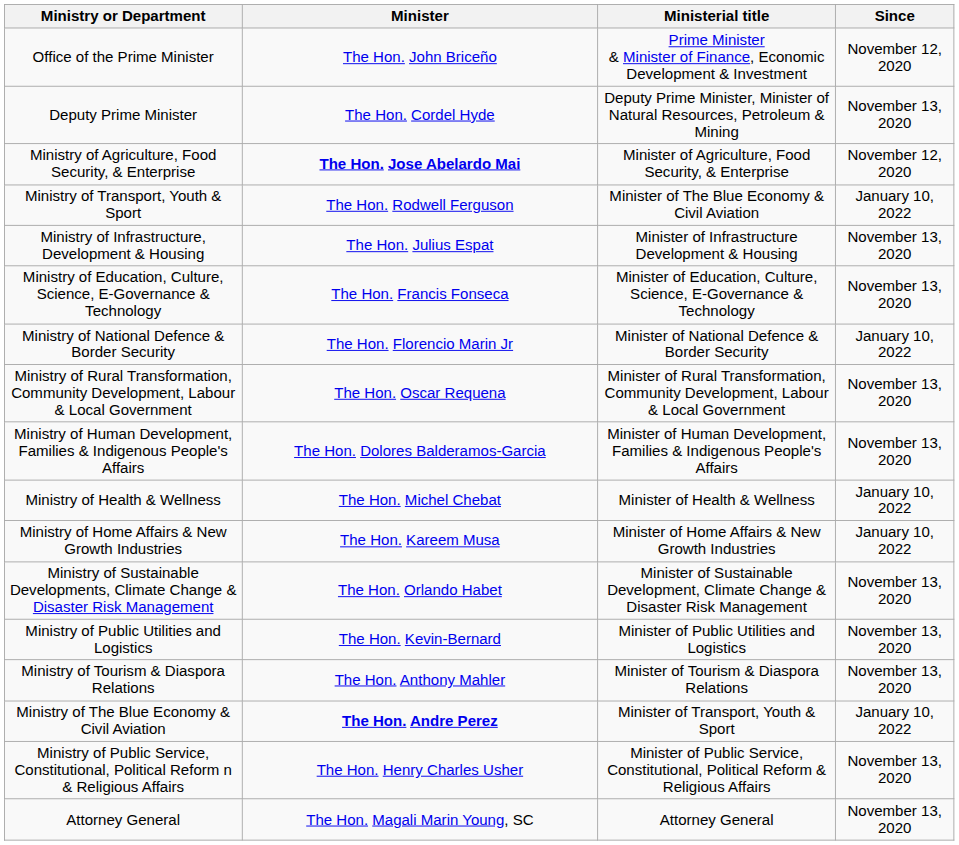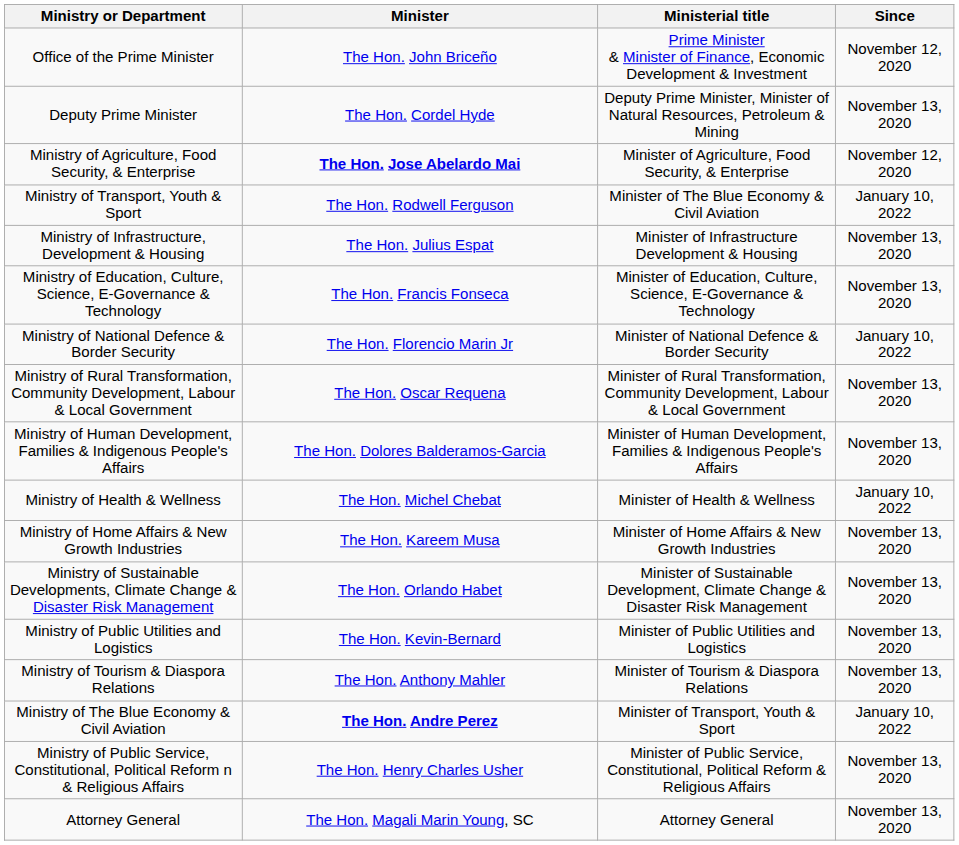(895, 541) January 10, 2022 -> (895, 541) November 13, 2020
